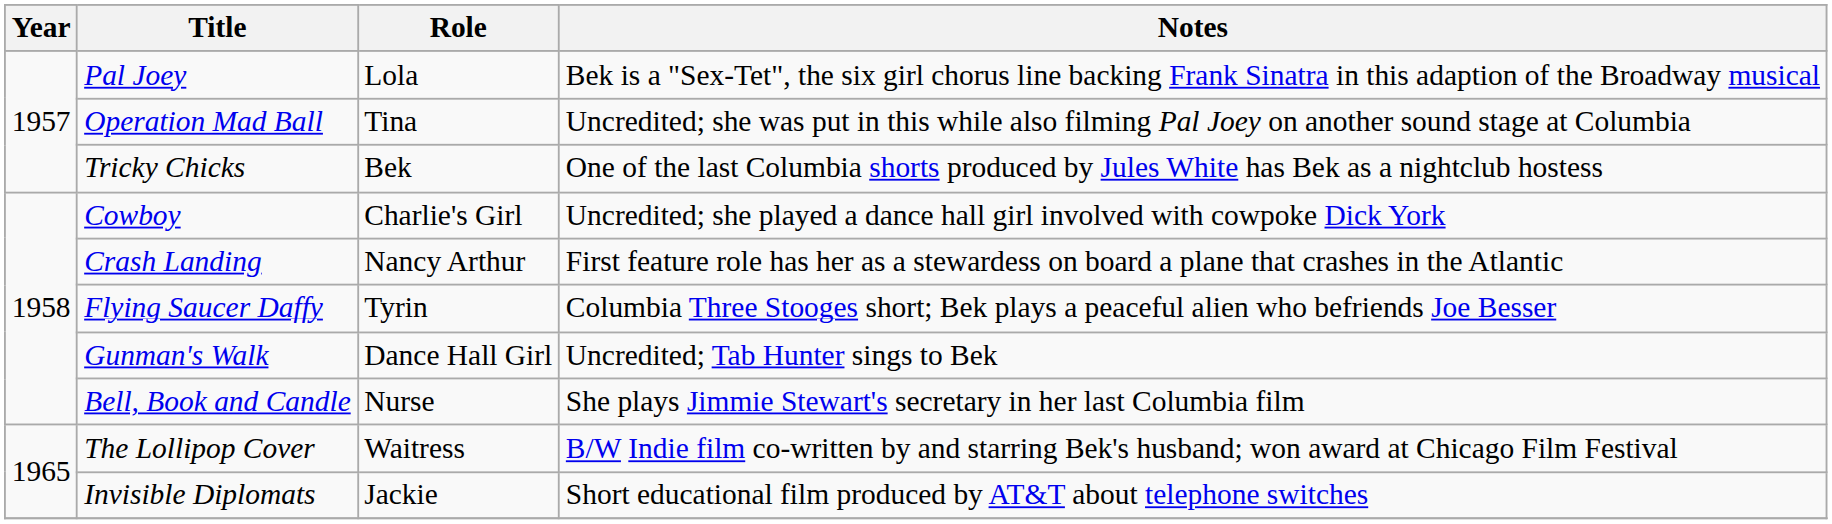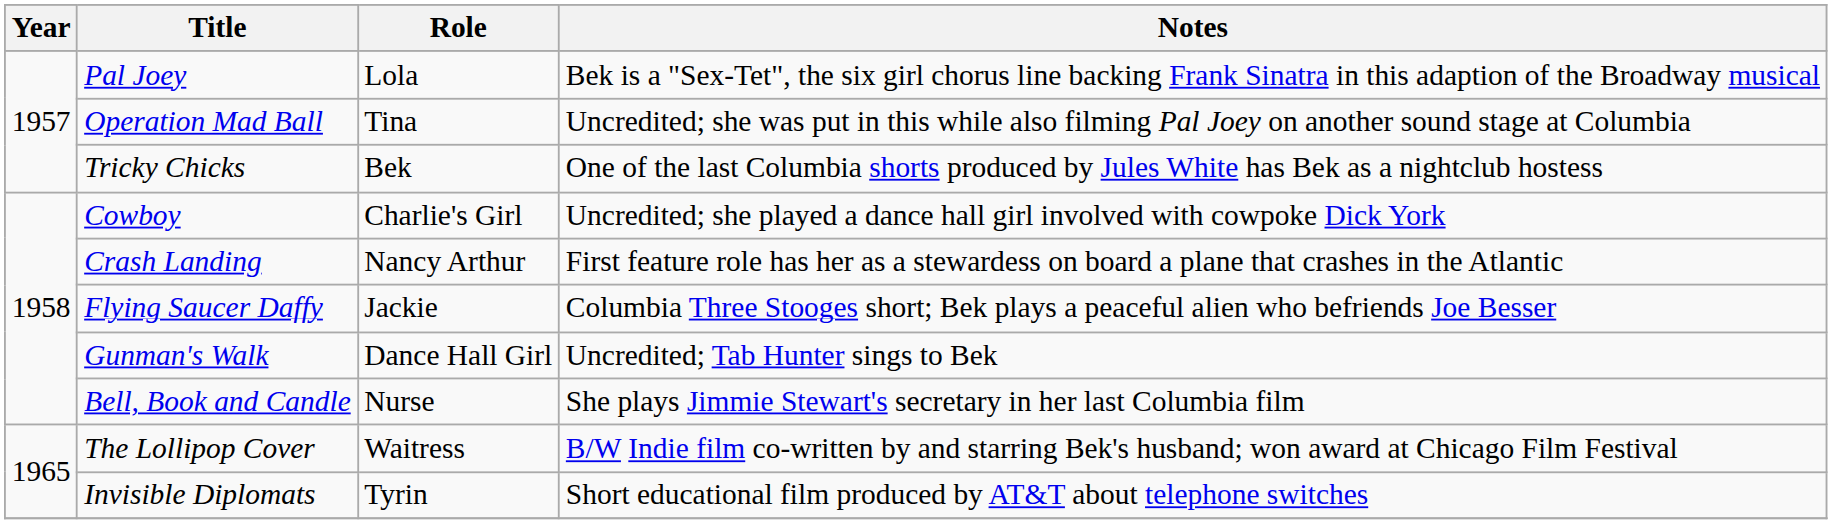(396, 307) Tyrin -> (401, 307) Jackie
(401, 494) Jackie -> (396, 494) Tyrin
